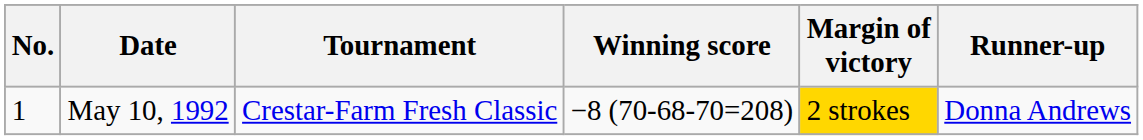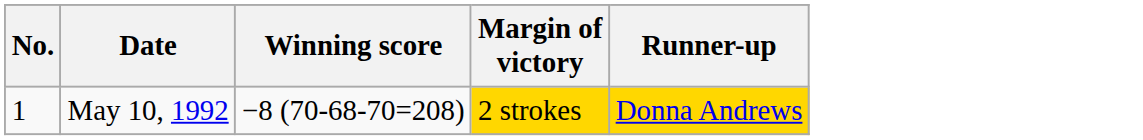- column: (400, 45)
(1038, 110) no background -> (709, 110) gold background
